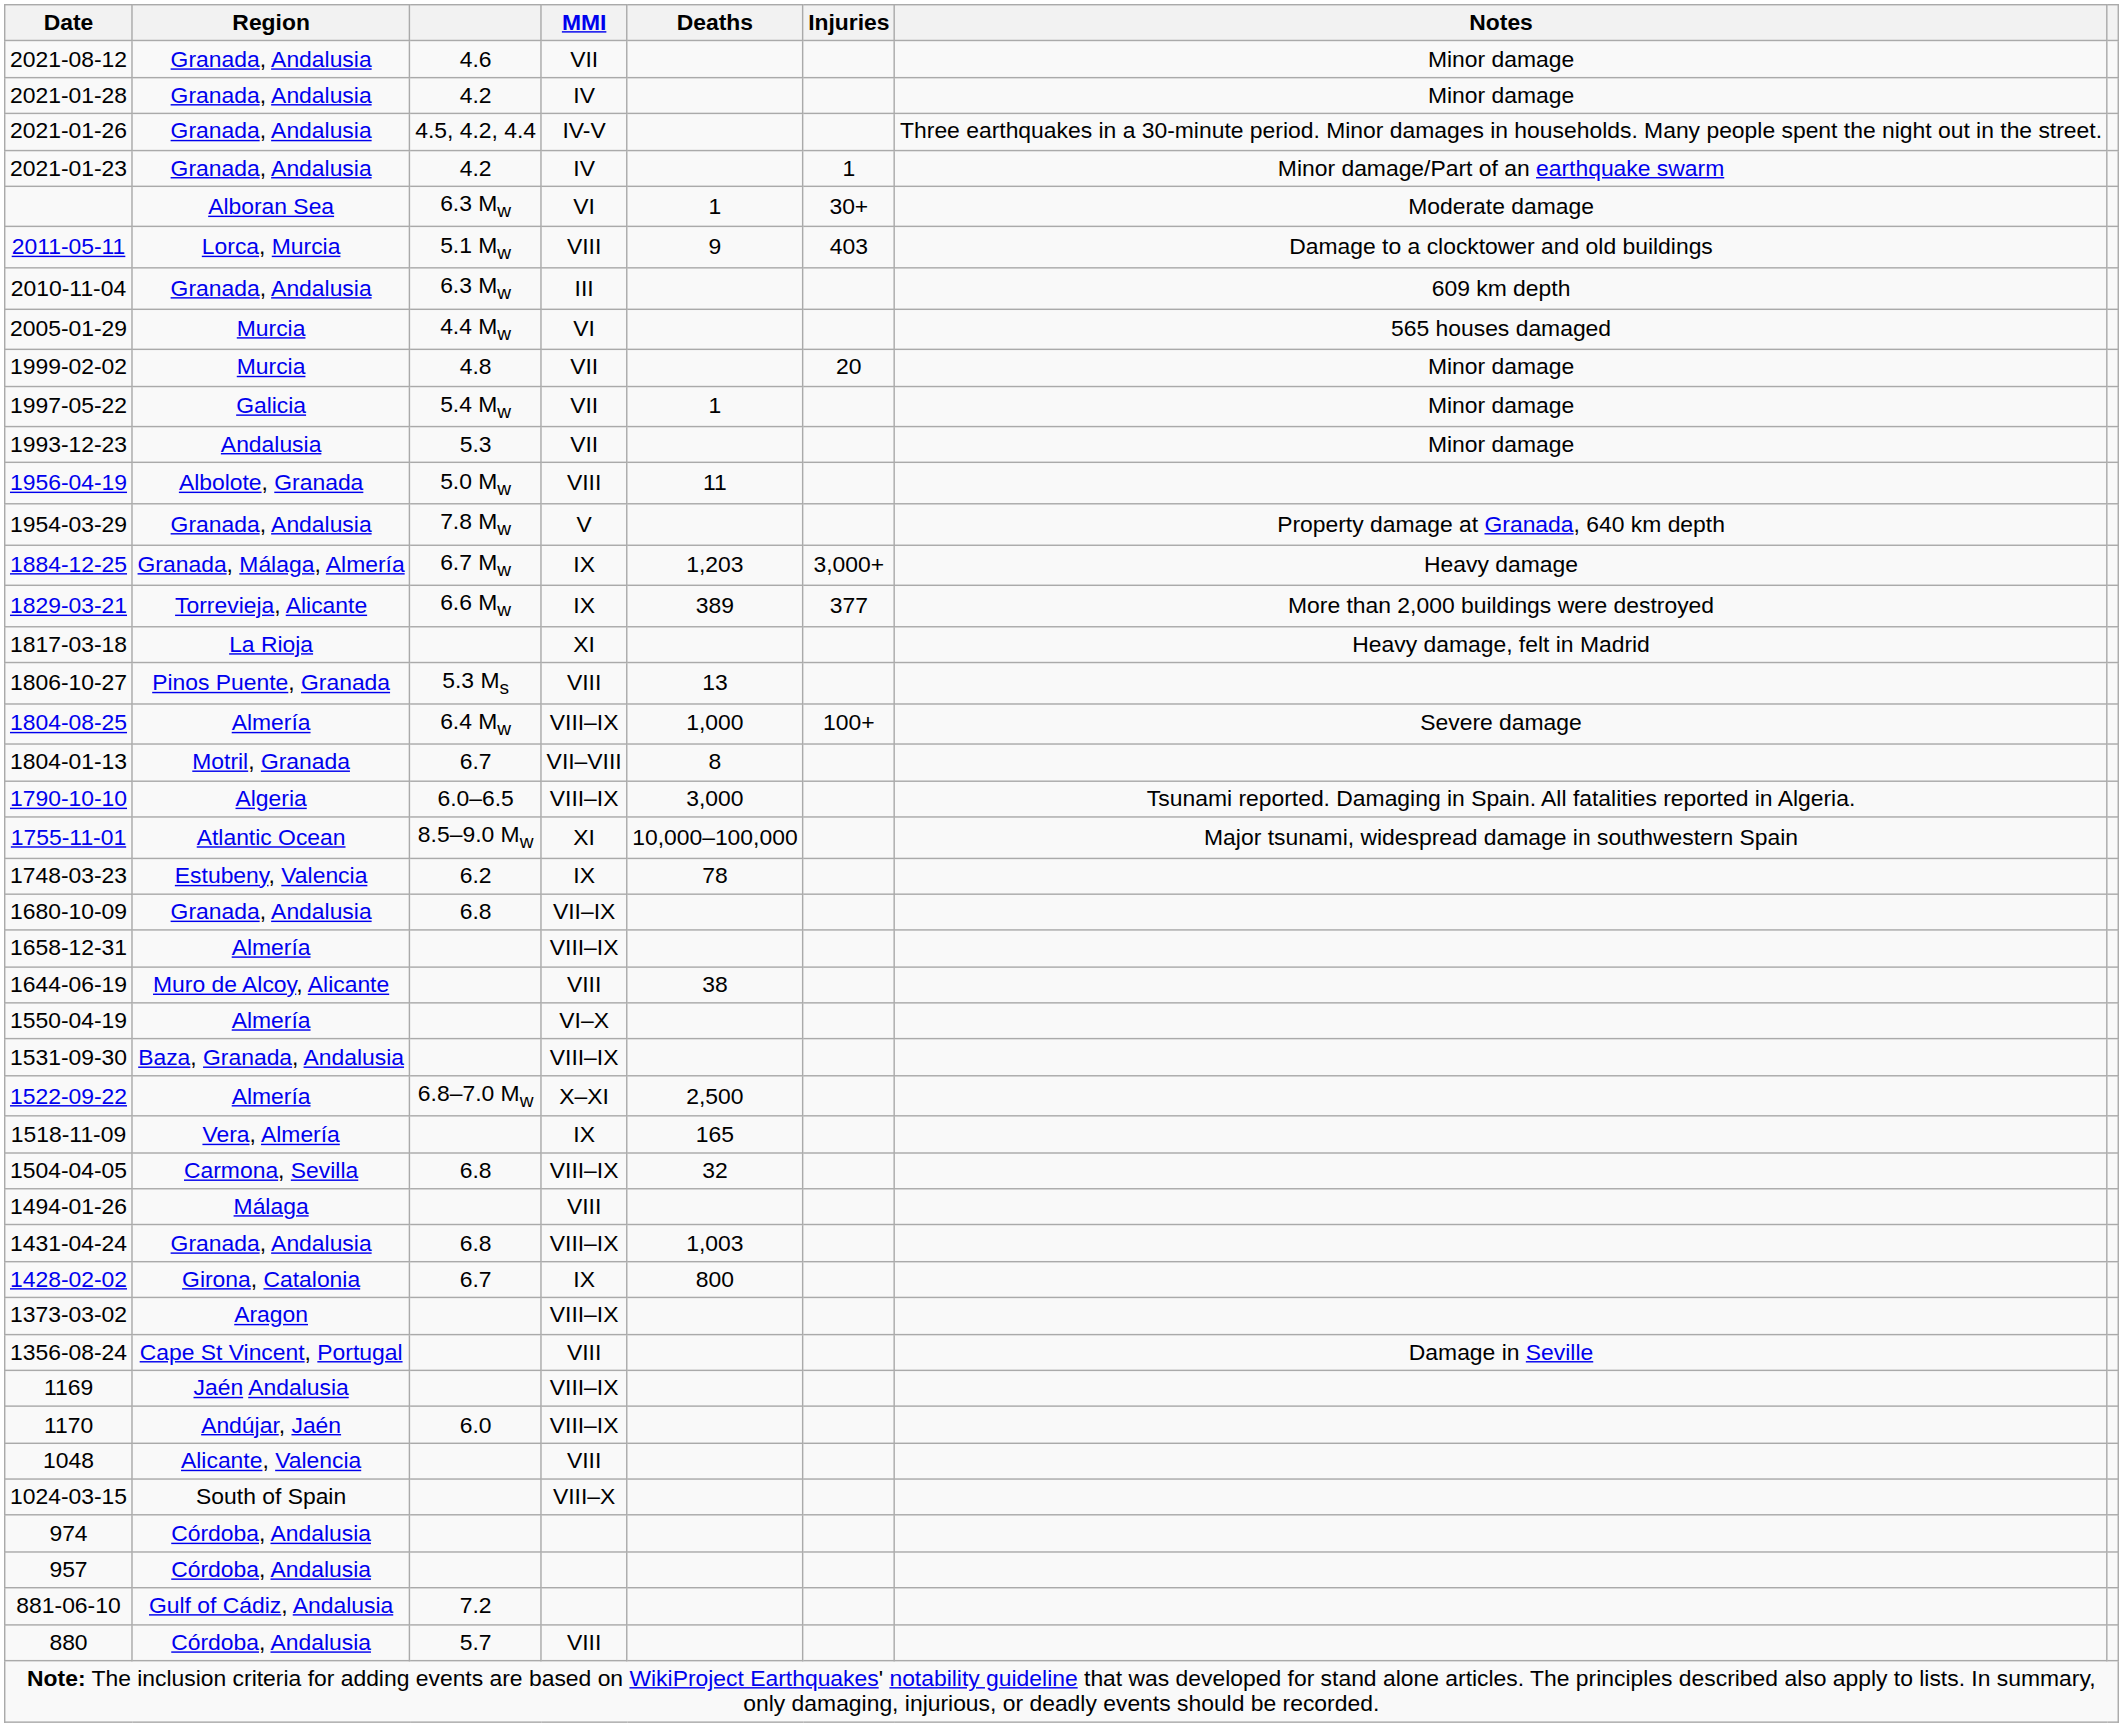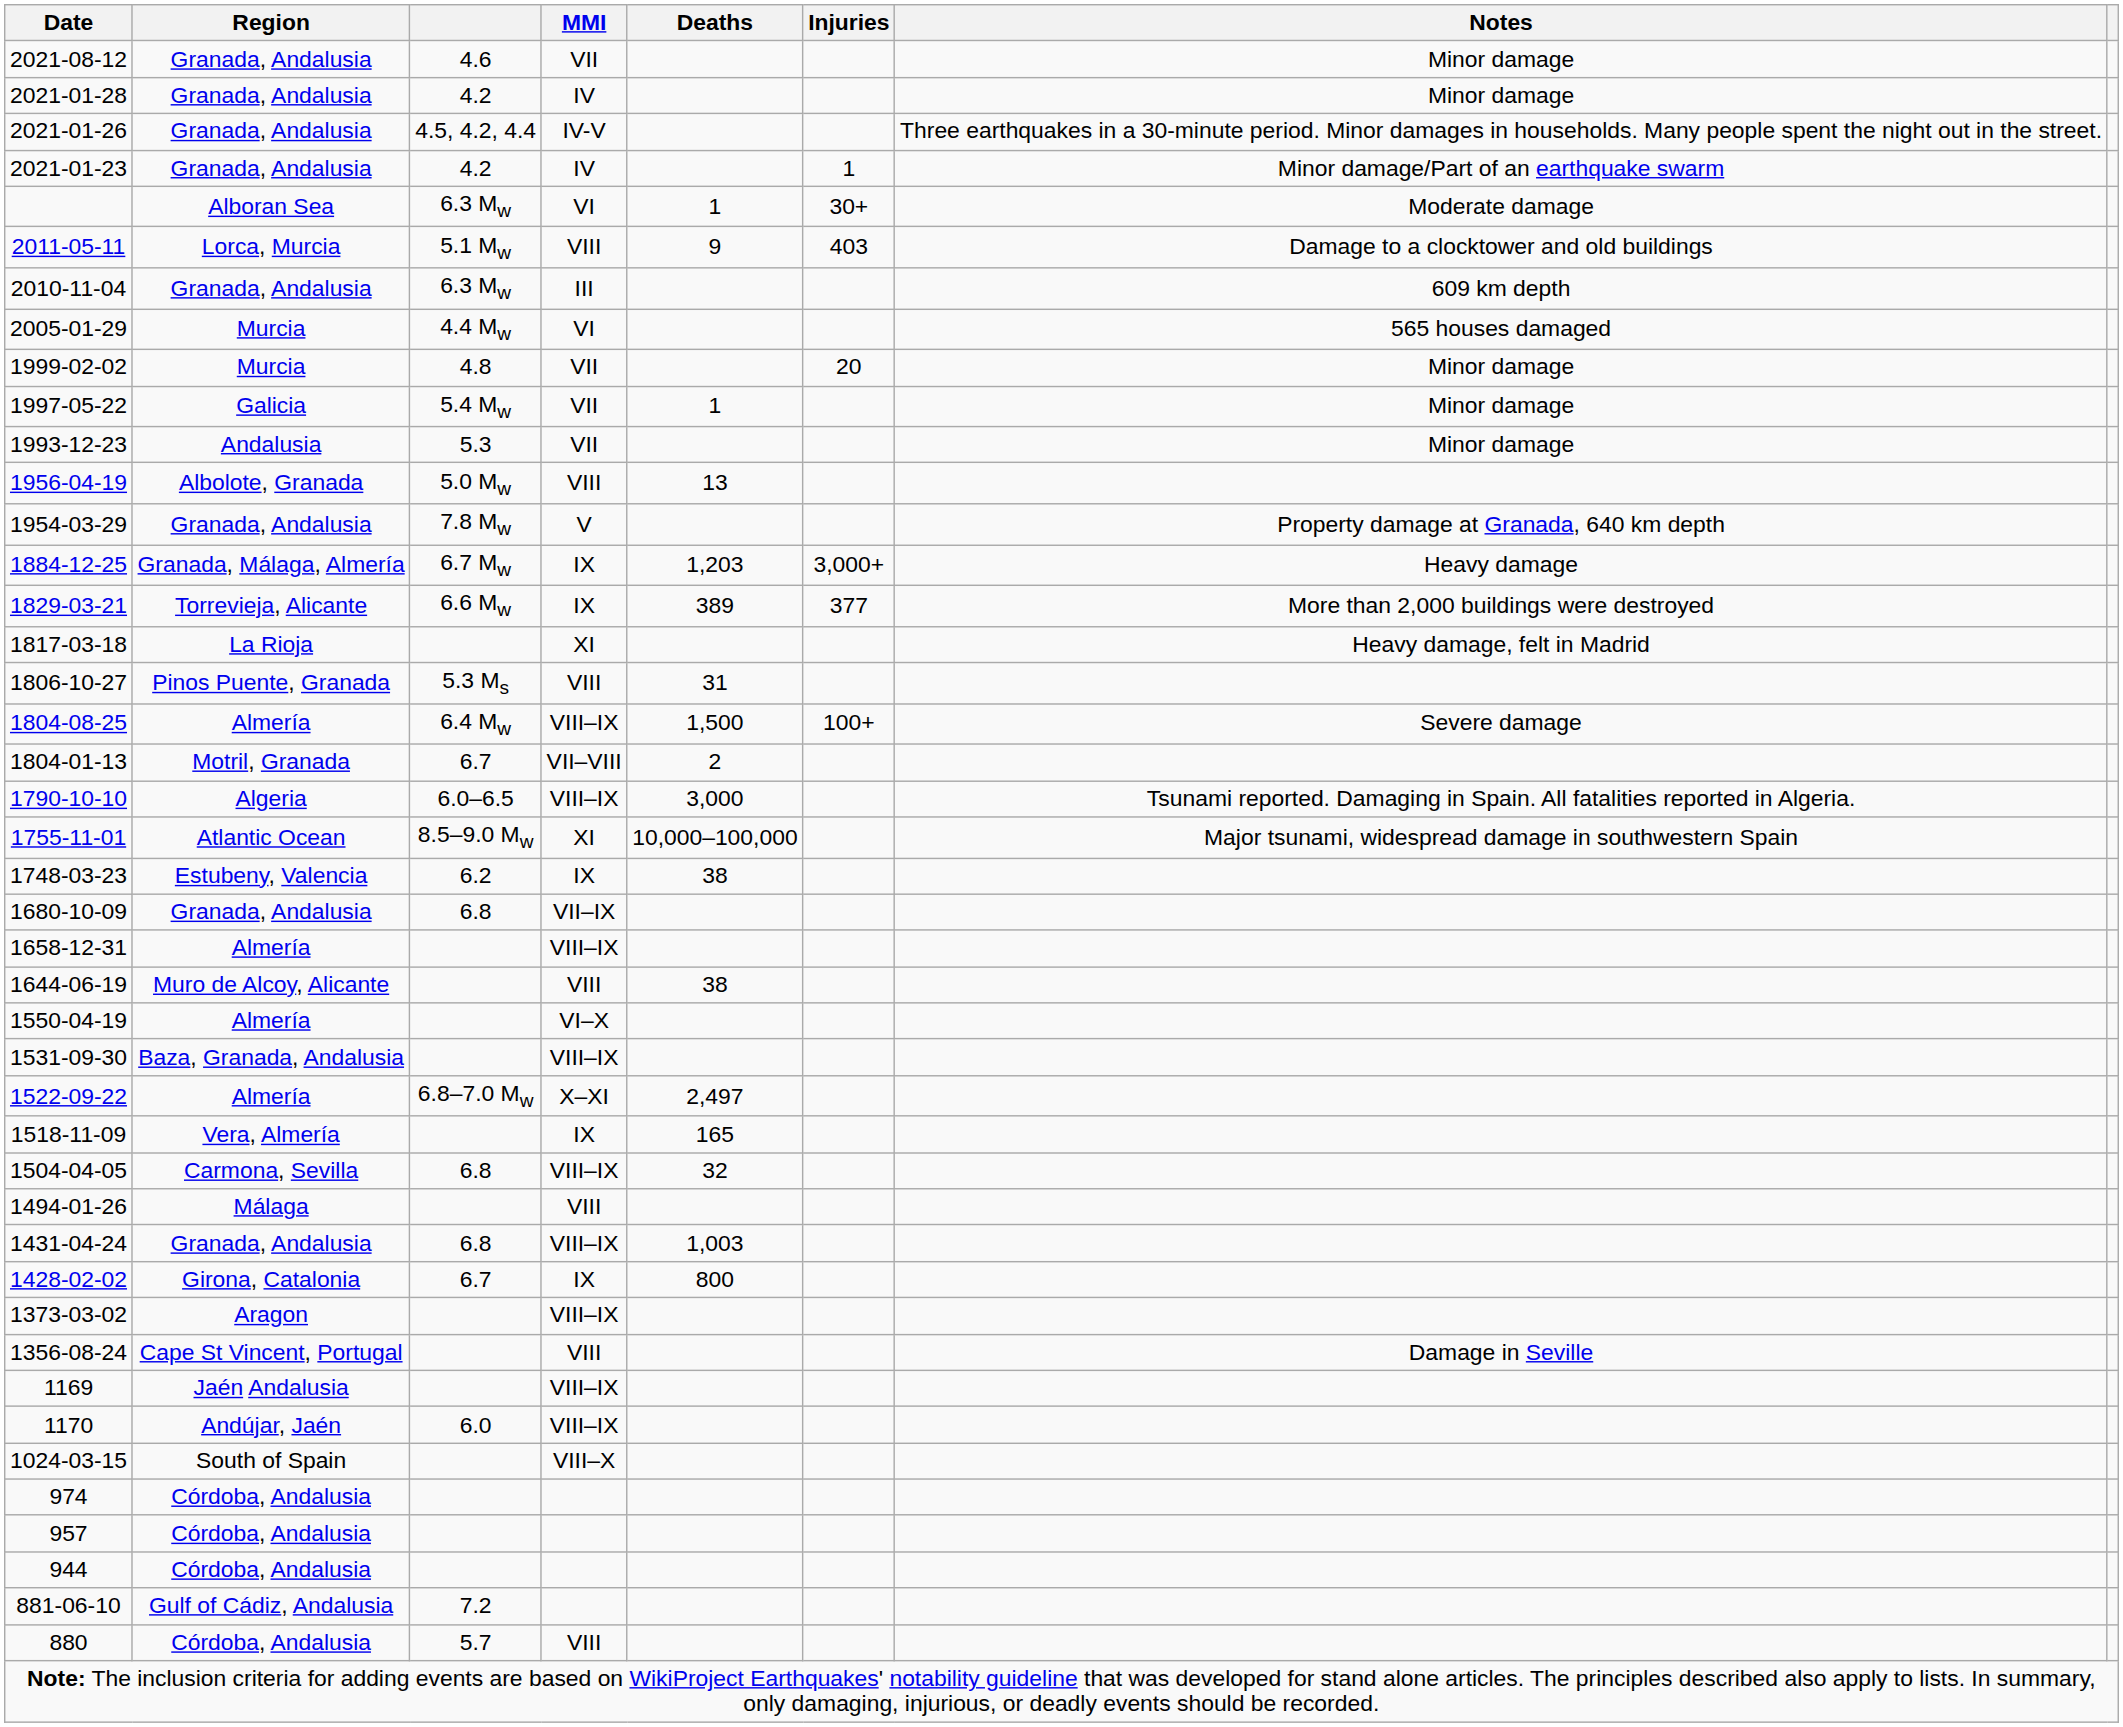(715, 483) 11 -> (715, 483) 13
(715, 682) 13 -> (715, 682) 31
(715, 723) 1,000 -> (715, 723) 1,500
(715, 762) 8 -> (715, 762) 2
(715, 875) 78 -> (715, 875) 38
(715, 1095) 2,500 -> (715, 1095) 2,497
- row: (69, 1460)
+ row: (68, 1569)
